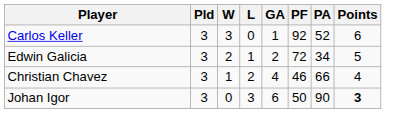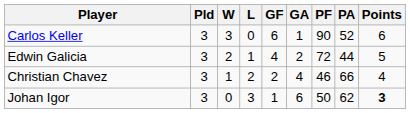+ column: (274, 14)
(299, 35) 92 -> (324, 35) 90
(322, 56) 34 -> (347, 56) 44
(322, 98) 90 -> (347, 98) 62
